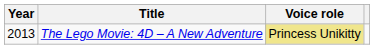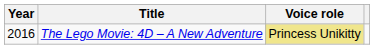(21, 34) 2013 -> (21, 34) 2016
